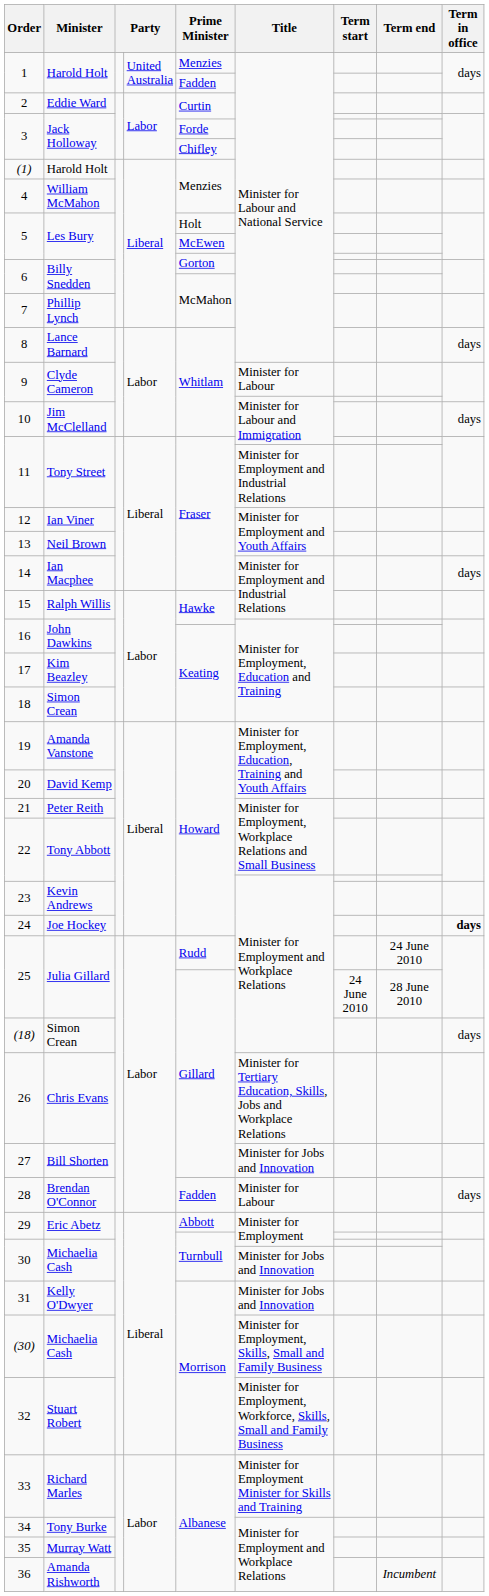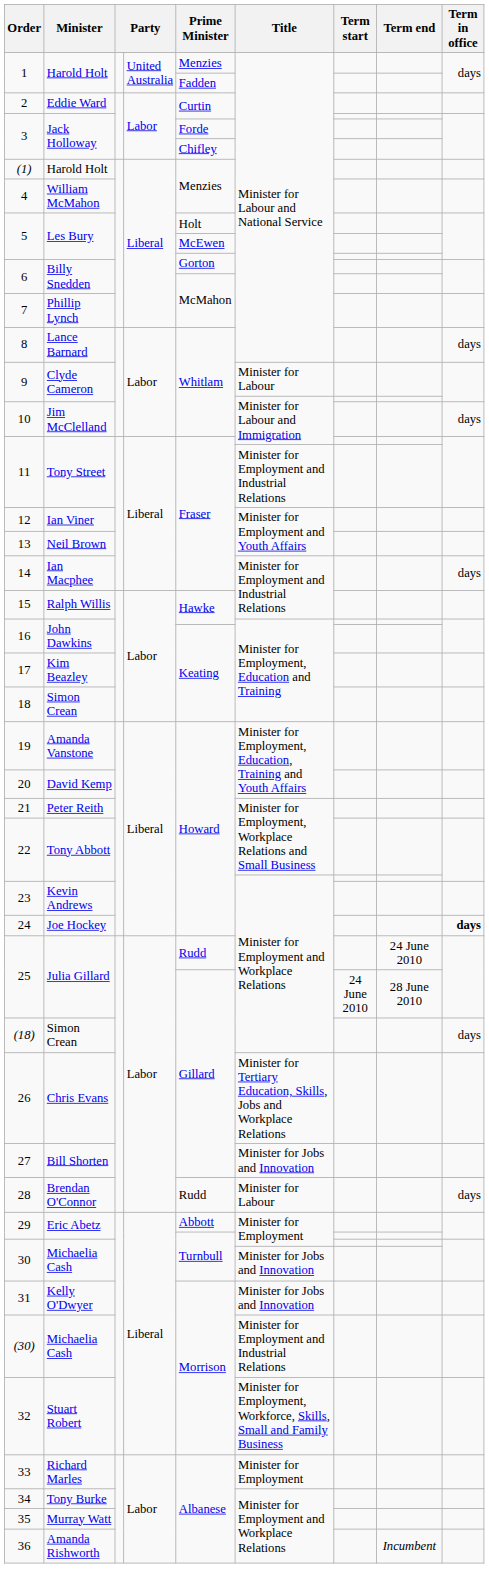(197, 1195) Fadden -> (193, 1195) Rudd
(281, 1346) Minister for Employment, Skills, Small and Family Business -> (281, 1346) Minister for Employment and Industrial Relations
(284, 1485) Minister for Employment Minister for Skills and Training -> (271, 1471) Minister for Employment
